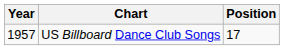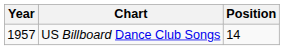(233, 34) 17 -> (233, 34) 14
